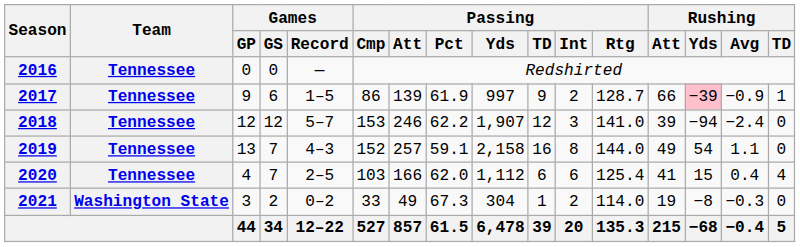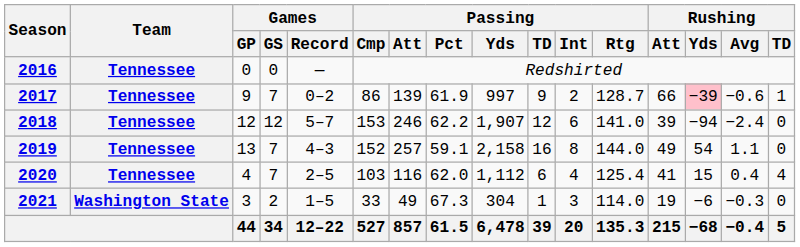(273, 97) 6 -> (273, 97) 7
(320, 97) 1–5 -> (320, 97) 0–2
(745, 97) −0.9 -> (745, 97) −0.6
(574, 123) 3 -> (574, 123) 6
(408, 175) 166 -> (408, 175) 116
(574, 175) 6 -> (574, 175) 4
(320, 202) 0–2 -> (320, 202) 1–5
(574, 202) 2 -> (574, 202) 3
(703, 202) −8 -> (703, 202) −6
